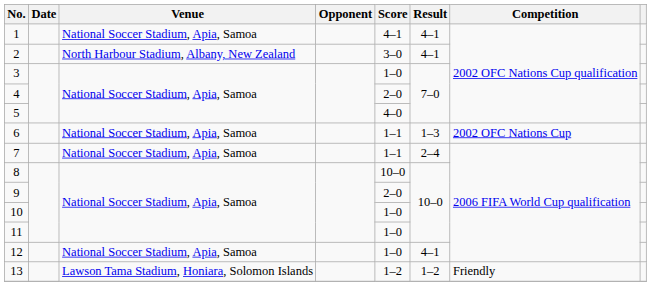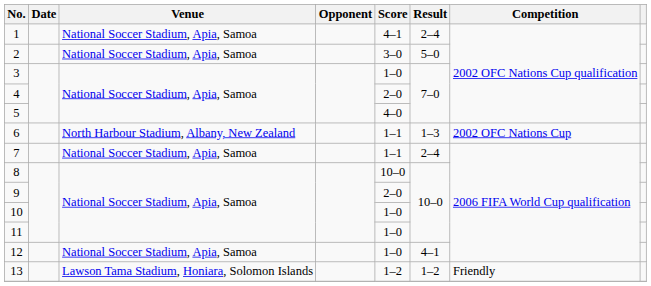(430, 34) 4–1 -> (430, 34) 2–4
(179, 53) North Harbour Stadium, Albany, New Zealand -> (160, 53) National Soccer Stadium, Apia, Samoa
(430, 53) 4–1 -> (430, 53) 5–0
(160, 133) National Soccer Stadium, Apia, Samoa -> (179, 133) North Harbour Stadium, Albany, New Zealand
